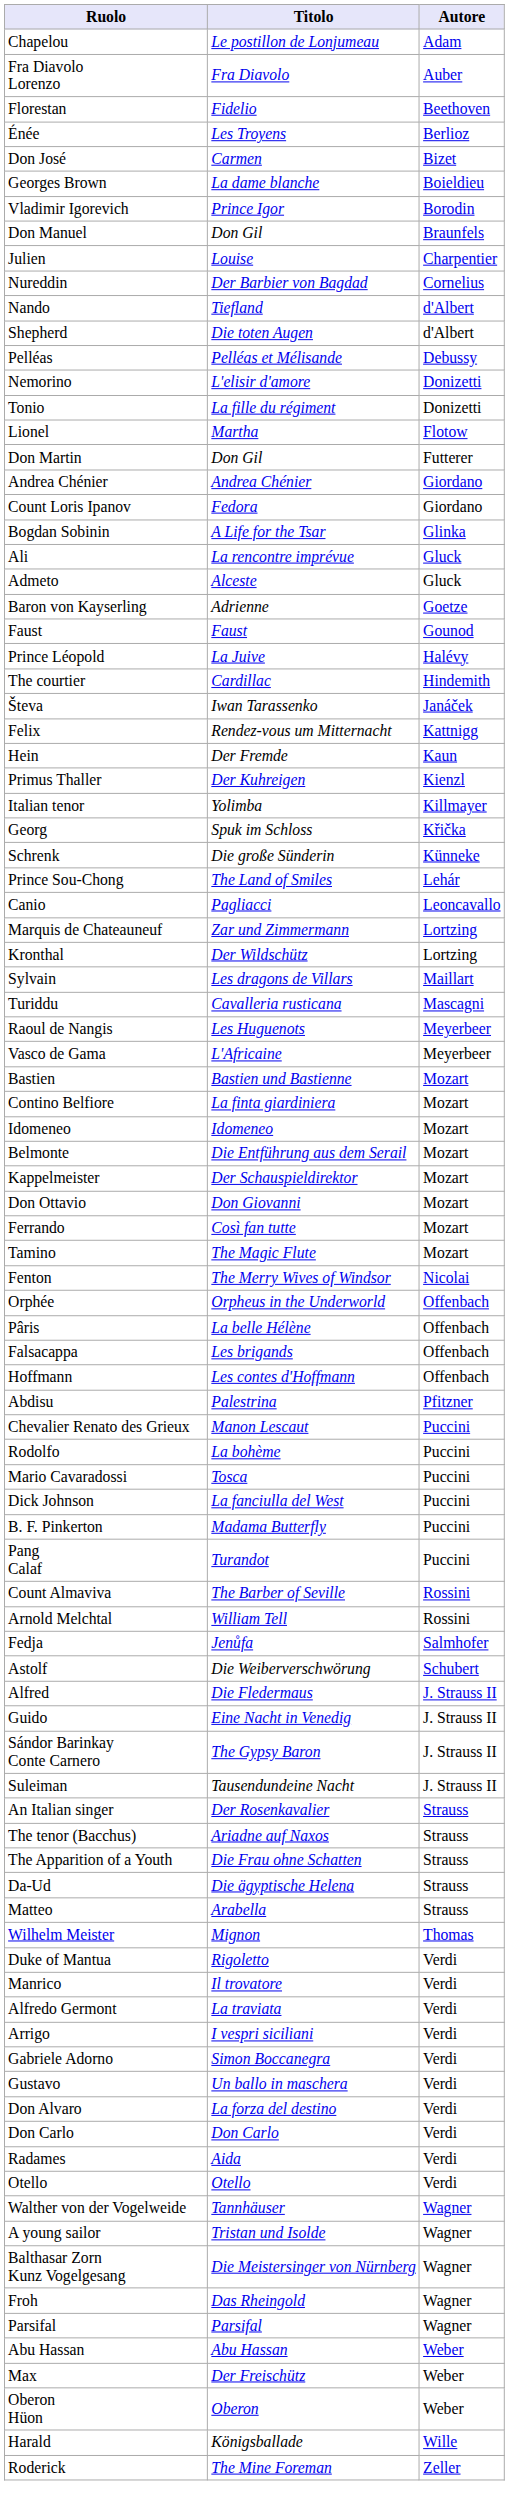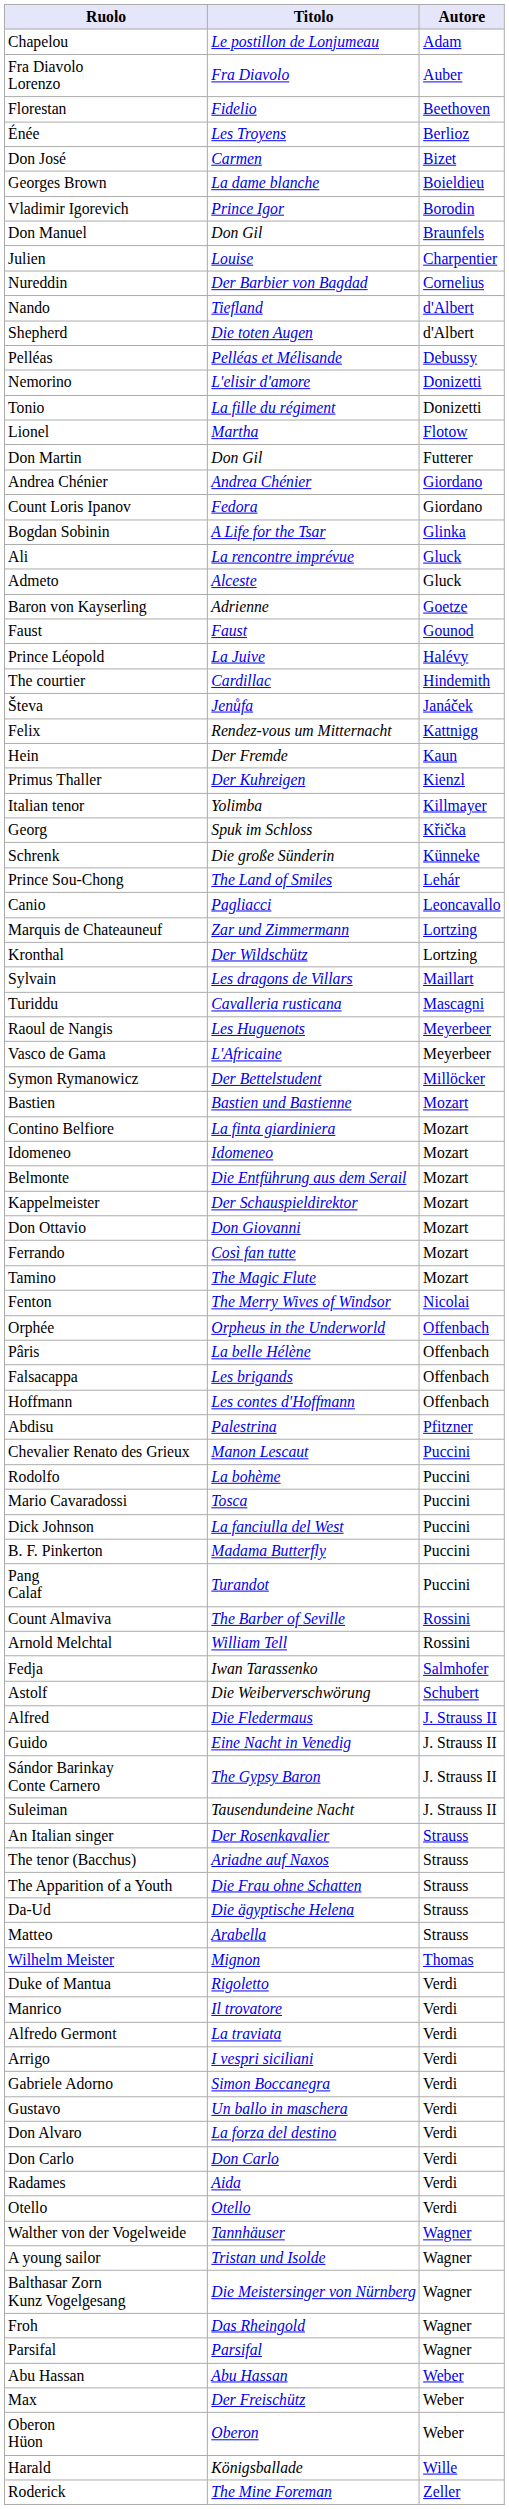(264, 705) Iwan Tarassenko -> (232, 705) Jenůfa
+ row: (73, 1079)
(232, 1643) Jenůfa -> (264, 1668) Iwan Tarassenko
